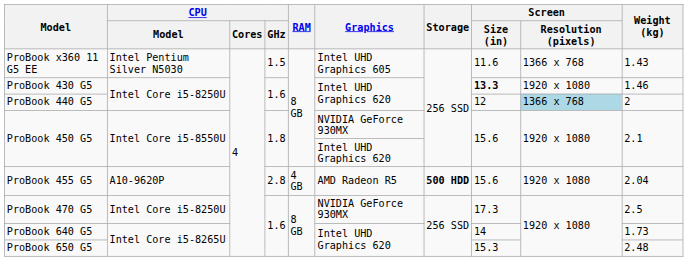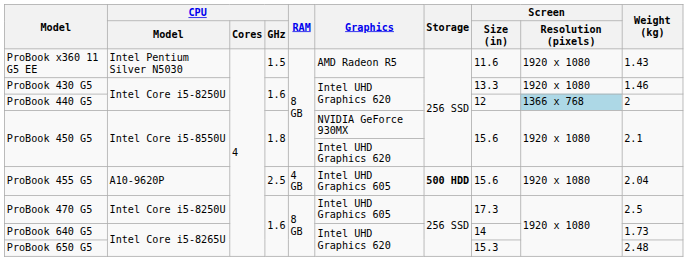(354, 63) Intel UHD Graphics 605 -> (357, 63) AMD Radeon R5
(553, 63) 1366 x 768 -> (556, 63) 1920 x 1080
(486, 86) bold -> (486, 86) normal
(276, 181) 2.8 -> (276, 181) 2.5
(357, 181) AMD Radeon R5 -> (354, 181) Intel UHD Graphics 605
(360, 209) NVIDIA GeForce 930MX -> (354, 209) Intel UHD Graphics 605
